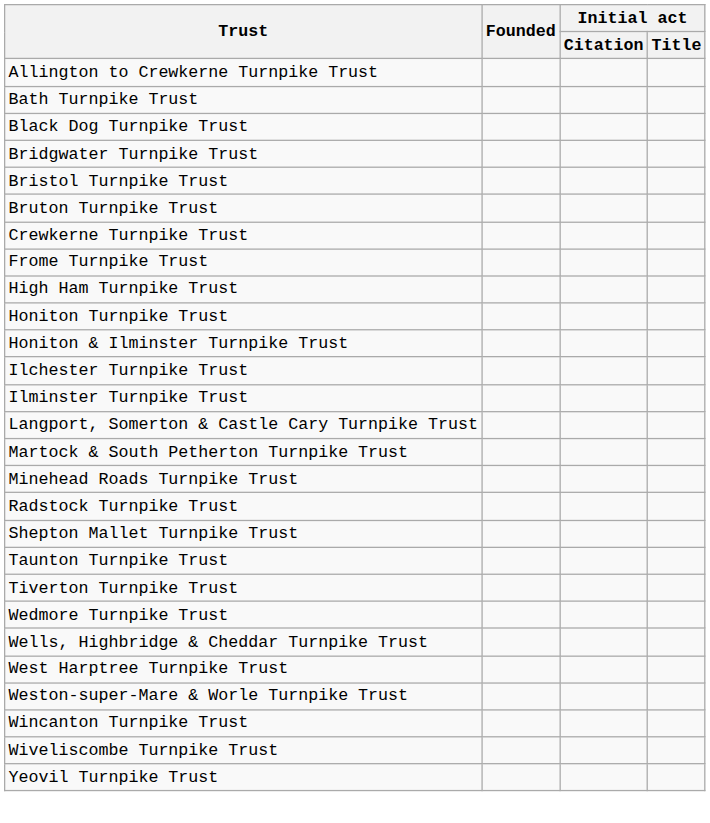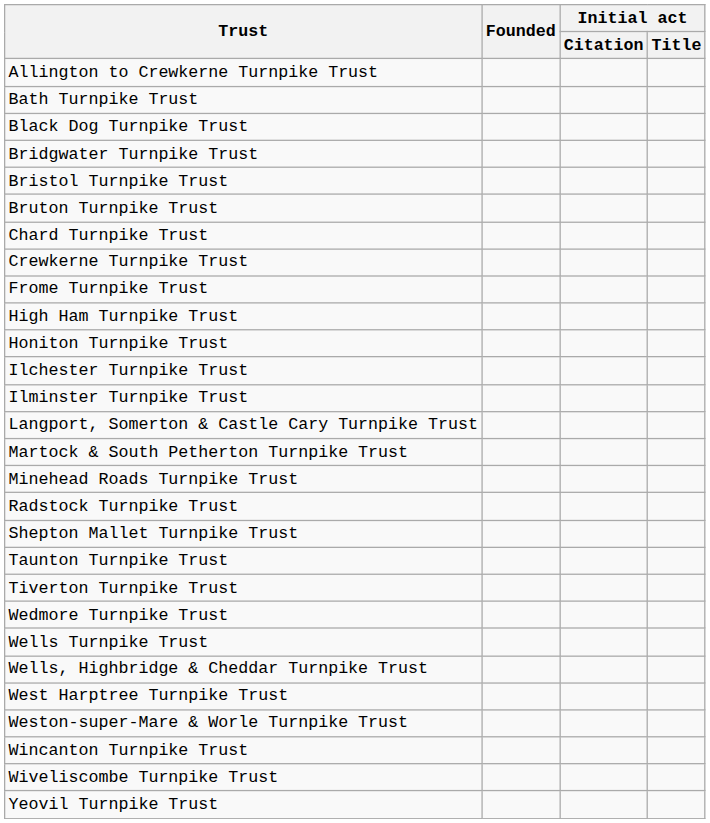+ row: (108, 235)
- row: (178, 344)
+ row: (108, 642)
